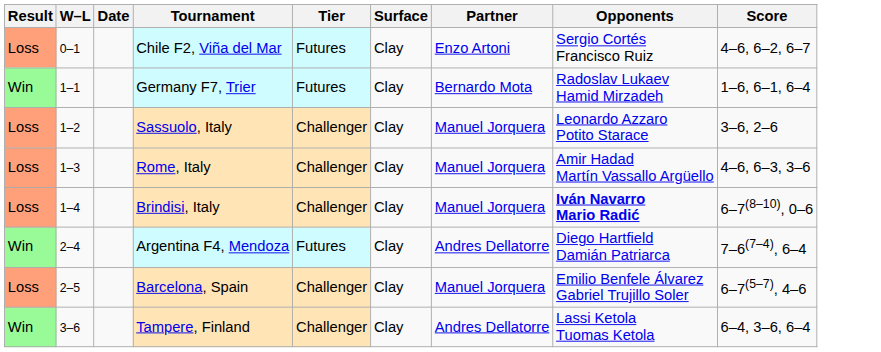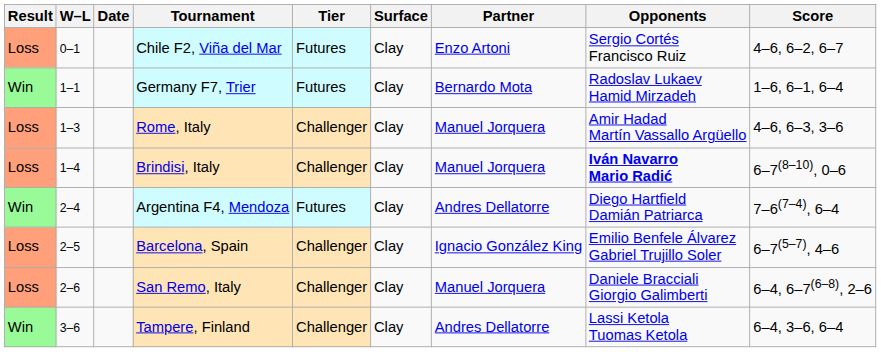- row: (184, 127)
(490, 287) Manuel Jorquera -> (508, 247) Ignacio González King
+ row: (189, 287)
